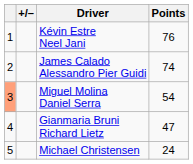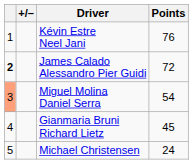(10, 67) normal -> (10, 67) bold
(168, 67) 74 -> (168, 67) 72
(168, 127) 47 -> (168, 127) 45
